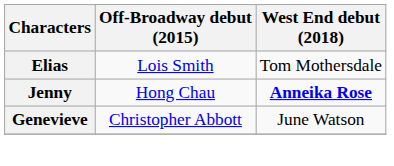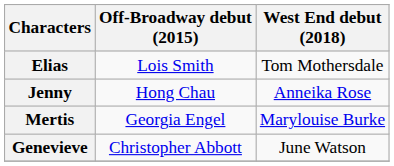(321, 92) bold -> (322, 92) normal
+ row: (50, 119)
